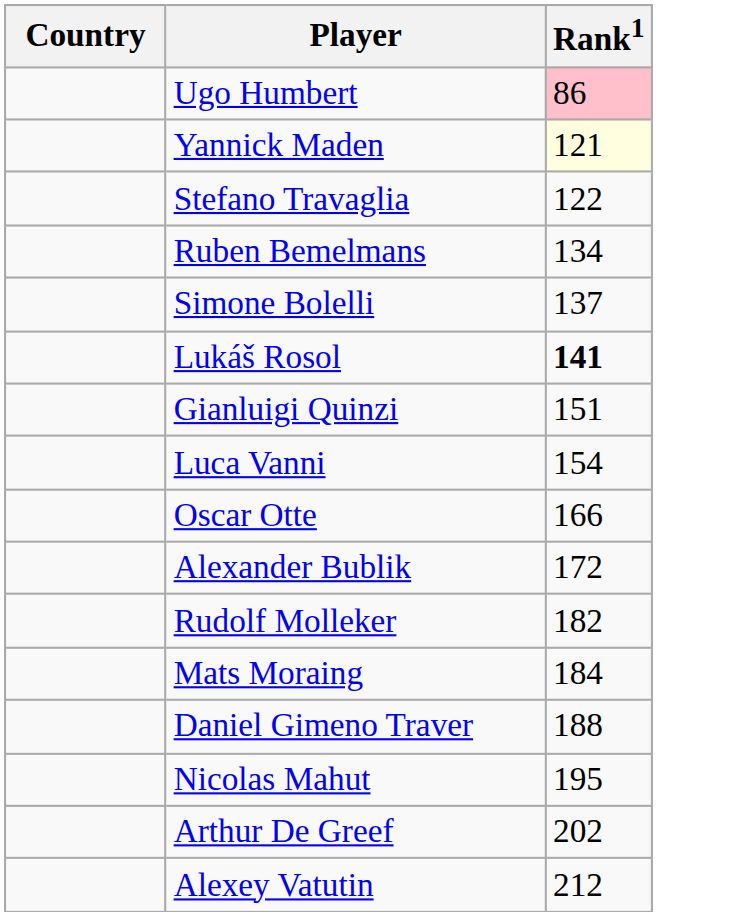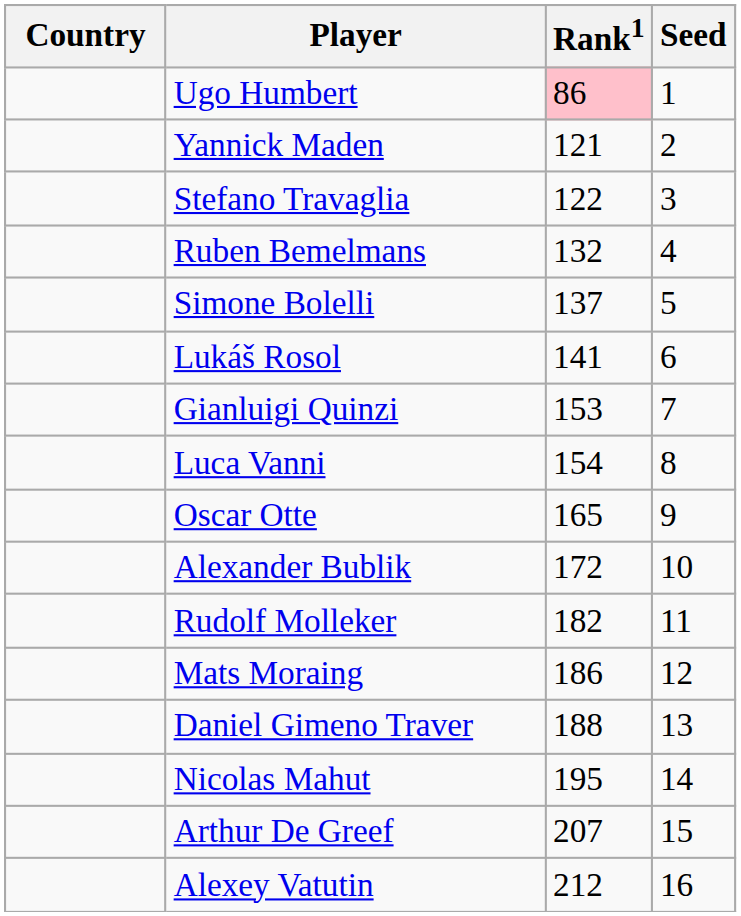+ column: (693, 35)
(578, 145) lightyellow background -> (578, 145) no background
(578, 251) 134 -> (578, 251) 132
(578, 356) bold -> (578, 356) normal
(578, 409) 151 -> (578, 409) 153
(578, 514) 166 -> (578, 514) 165
(578, 673) 184 -> (578, 673) 186
(578, 831) 202 -> (578, 831) 207
